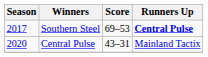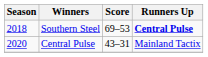(17, 28) 2017 -> (17, 28) 2018
